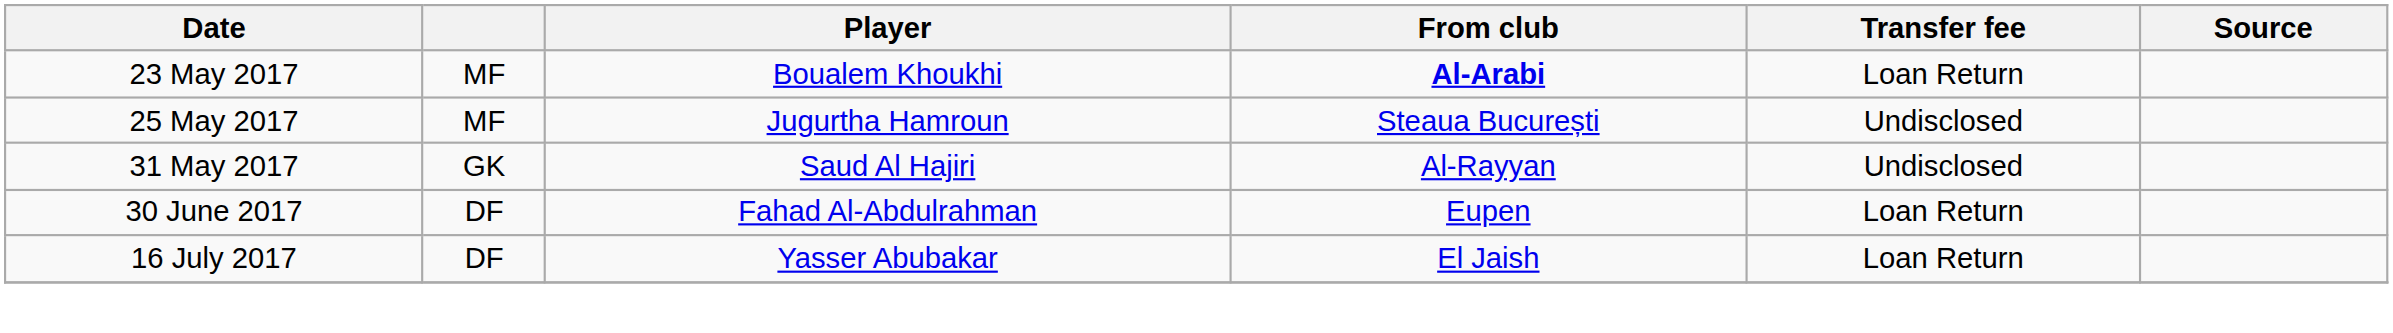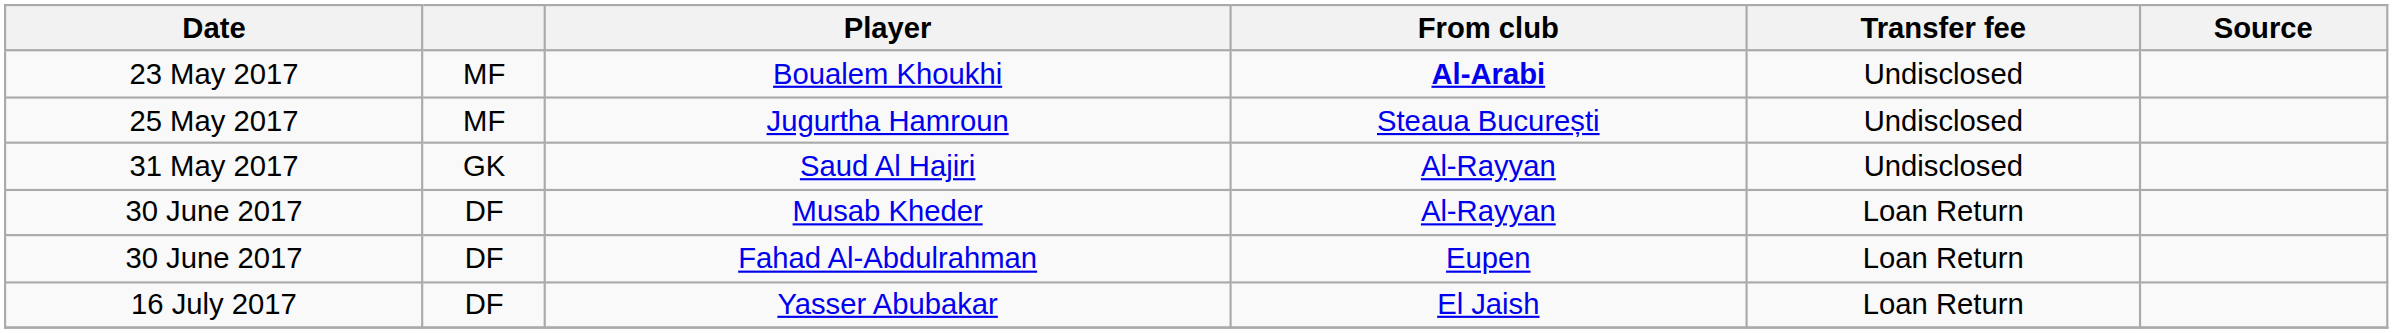(1943, 74) Loan Return -> (1943, 74) Undisclosed
+ row: (888, 212)
